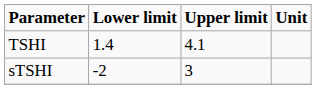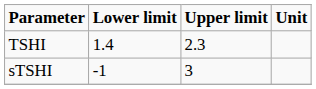(195, 44) 4.1 -> (195, 44) 2.3
(100, 71) -2 -> (100, 71) -1
